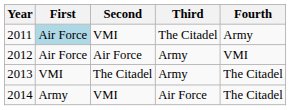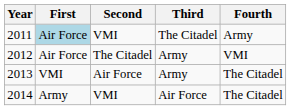(117, 54) Air Force -> (123, 54) The Citadel
(123, 74) The Citadel -> (117, 74) Air Force
